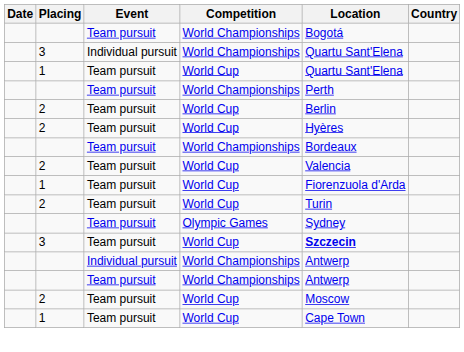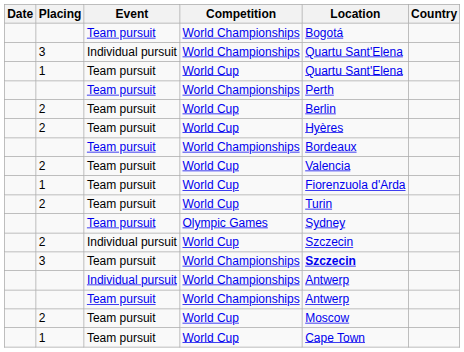+ row: (42, 242)
(211, 242) World Cup -> (241, 261) World Championships
